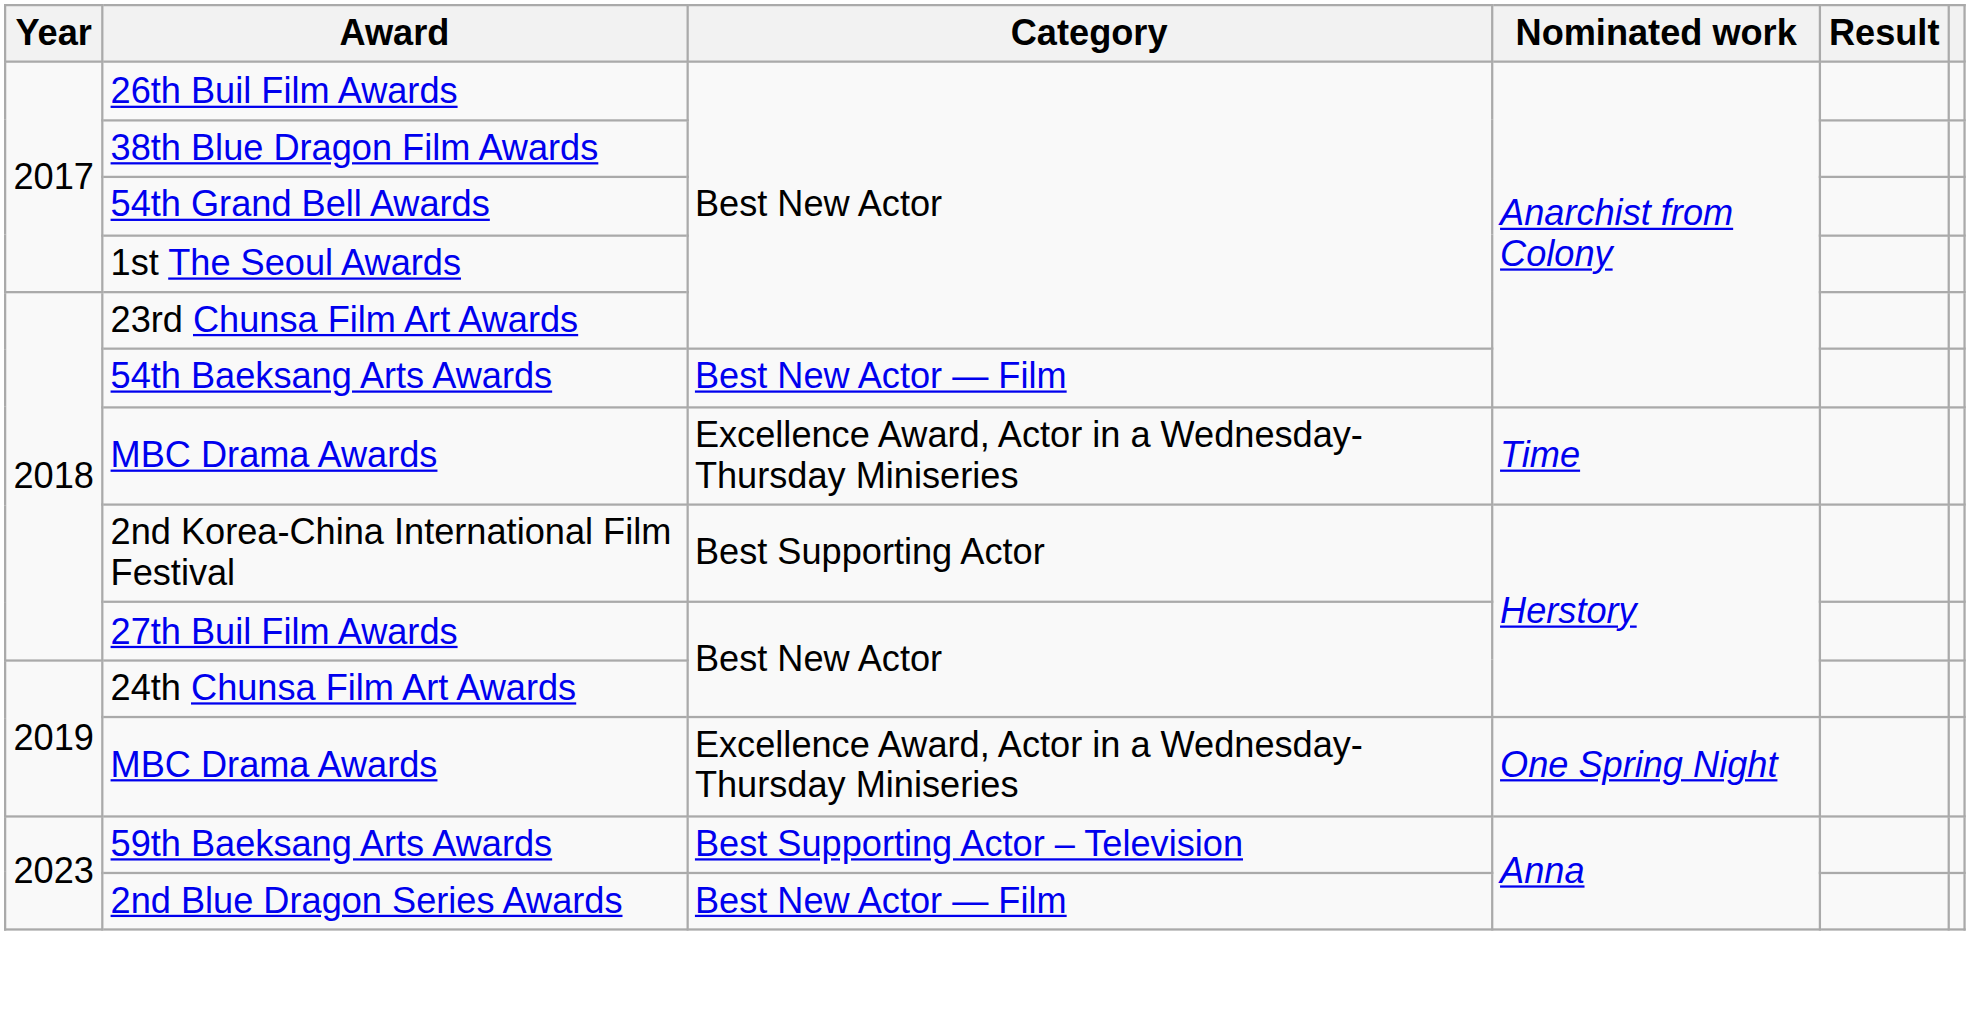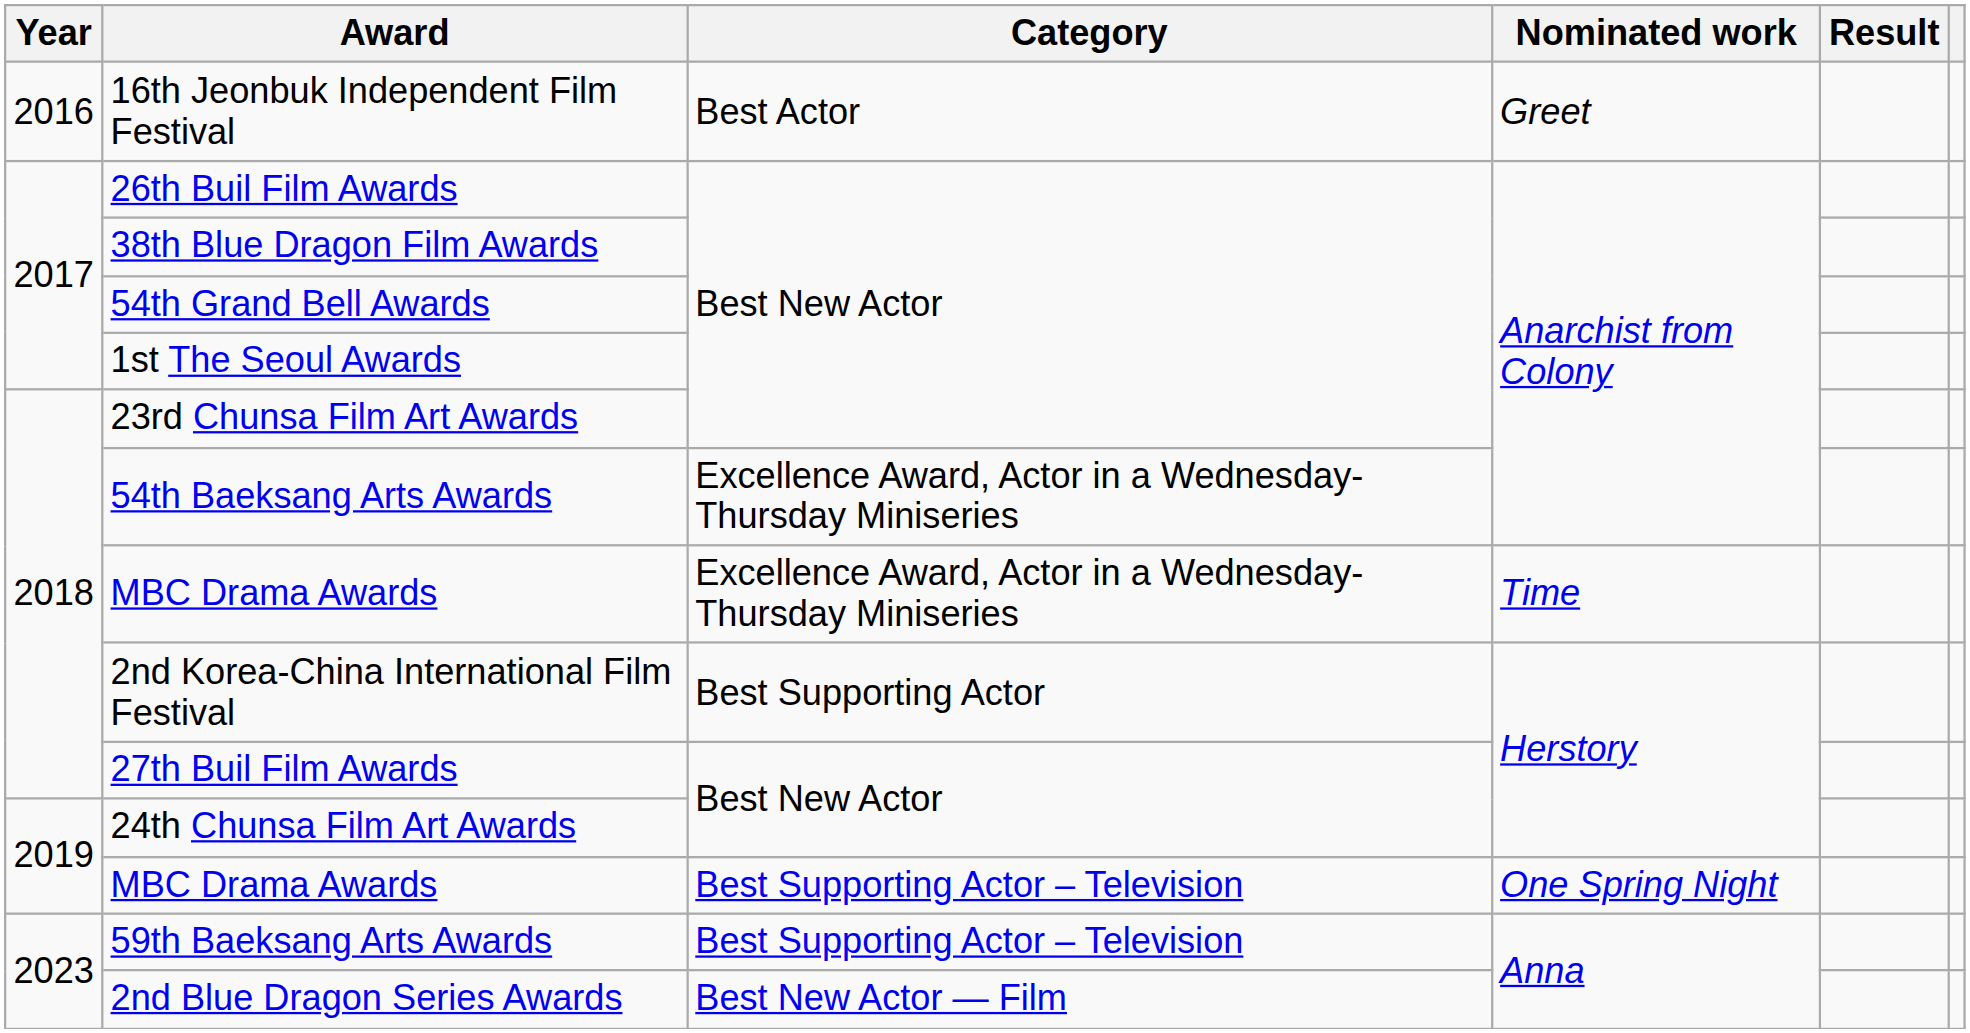+ row: (364, 110)
(881, 377) Best New Actor — Film -> (1029, 495) Excellence Award, Actor in a Wednesday-Thursday Miniseries
(1029, 765) Excellence Award, Actor in a Wednesday-Thursday Miniseries -> (969, 884) Best Supporting Actor – Television
